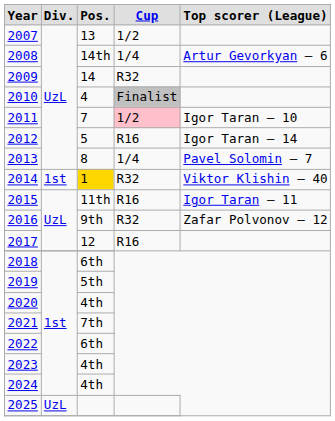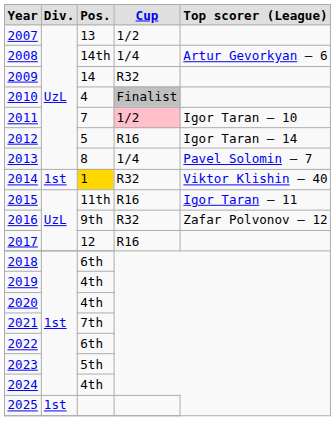(92, 282) 5th -> (92, 282) 4th
(92, 364) 4th -> (92, 364) 5th
(55, 405) UzL -> (55, 405) 1st
